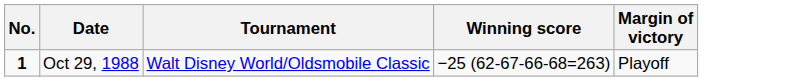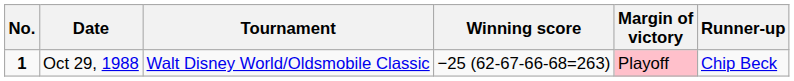+ column: (743, 27)
(643, 63) no background -> (643, 63) pink background
